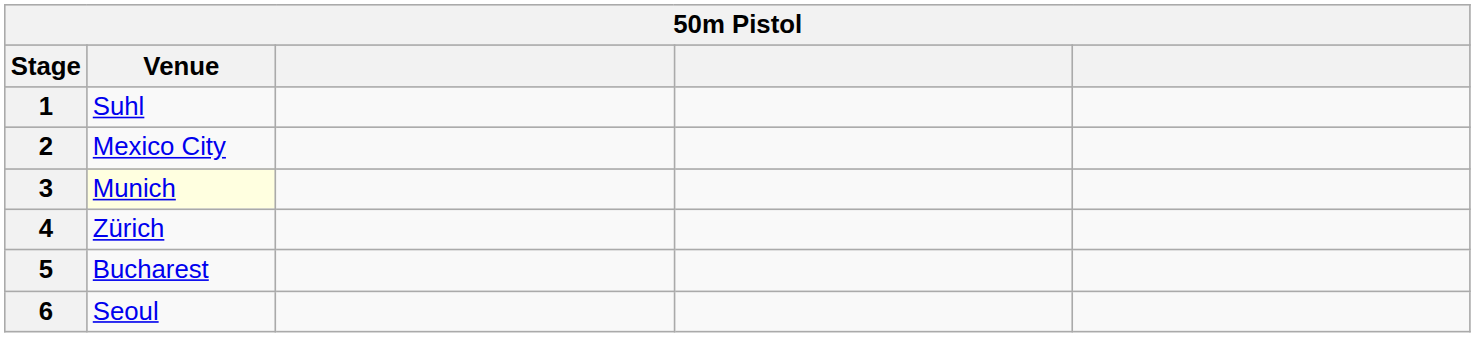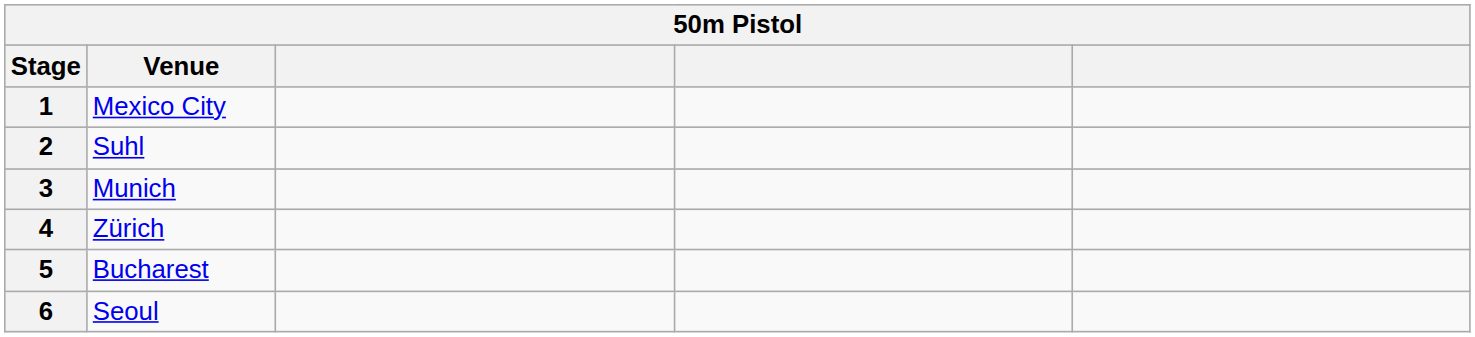(119, 106) Suhl -> (159, 106) Mexico City
(159, 147) Mexico City -> (119, 147) Suhl
(134, 188) lightyellow background -> (134, 188) no background
